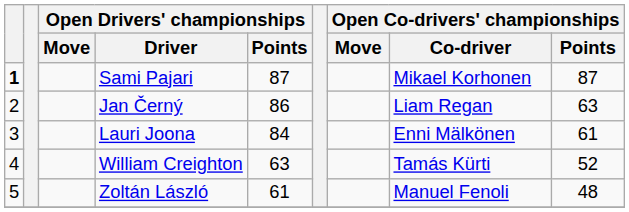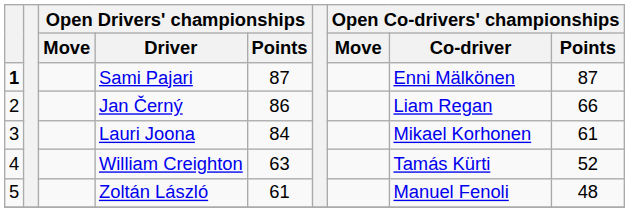(462, 77) Mikael Korhonen -> (454, 77) Enni Mälkönen
(588, 106) 63 -> (588, 106) 66
(454, 135) Enni Mälkönen -> (462, 135) Mikael Korhonen
